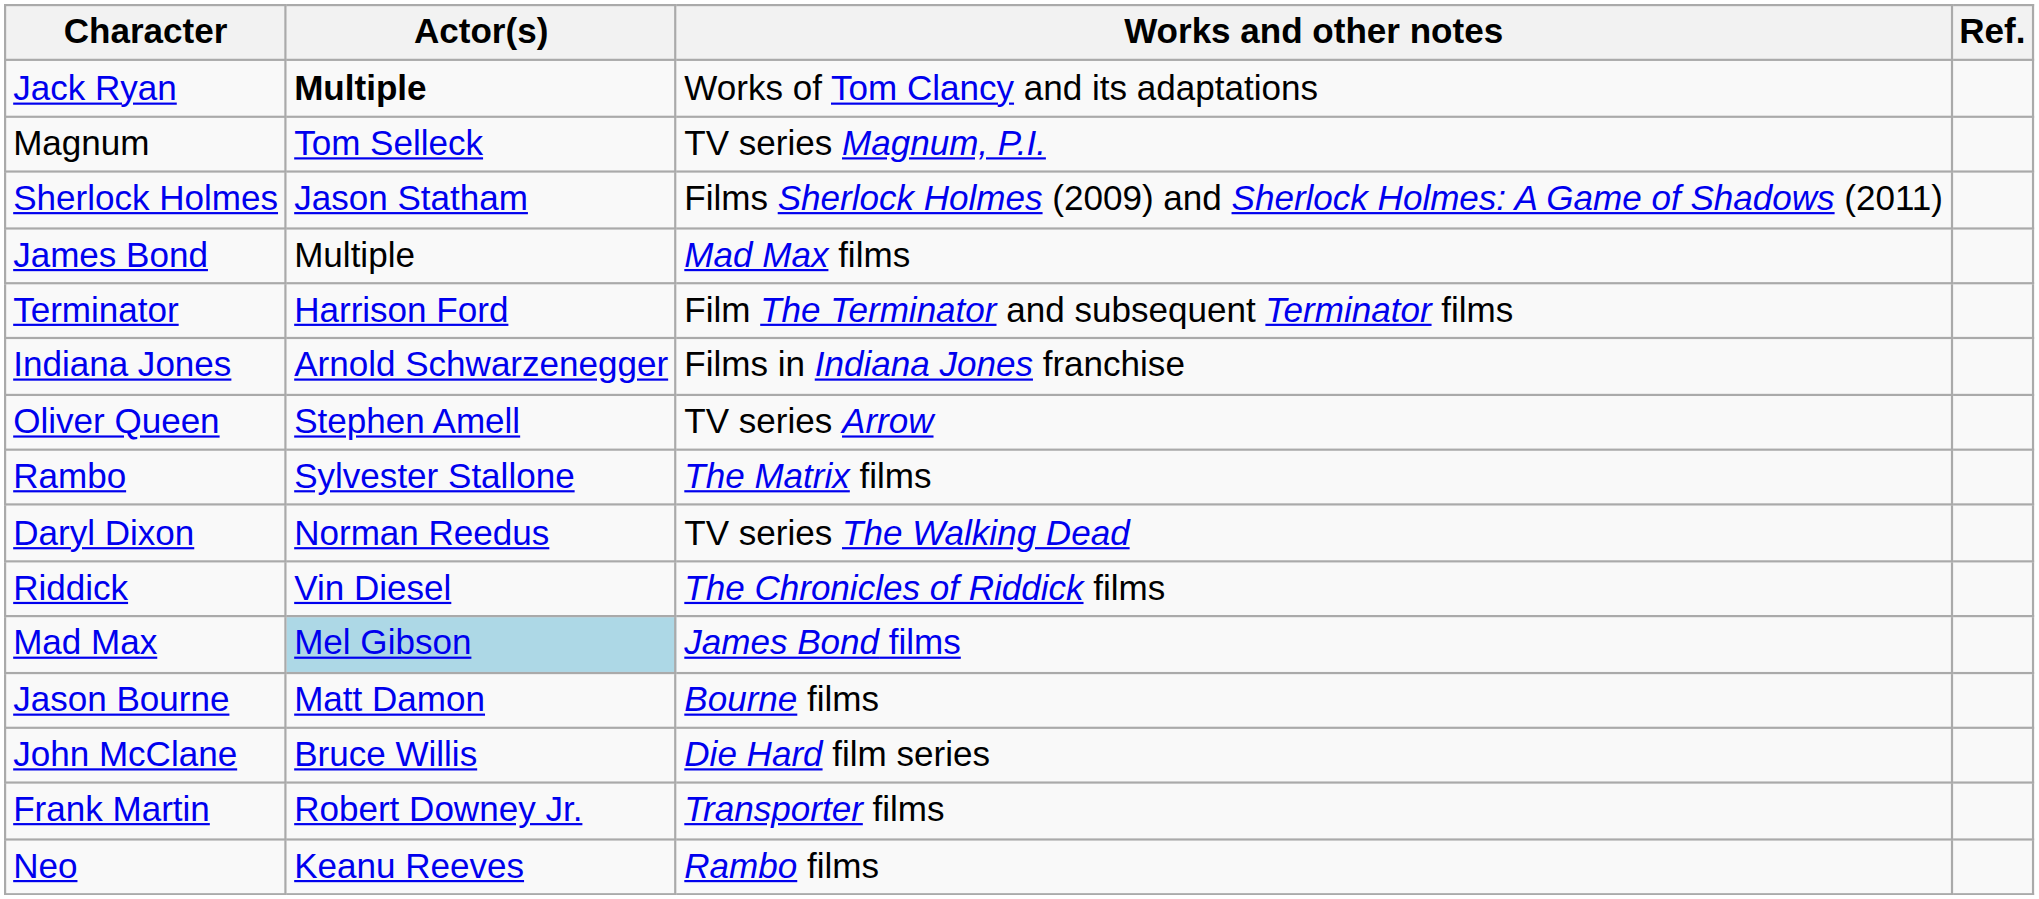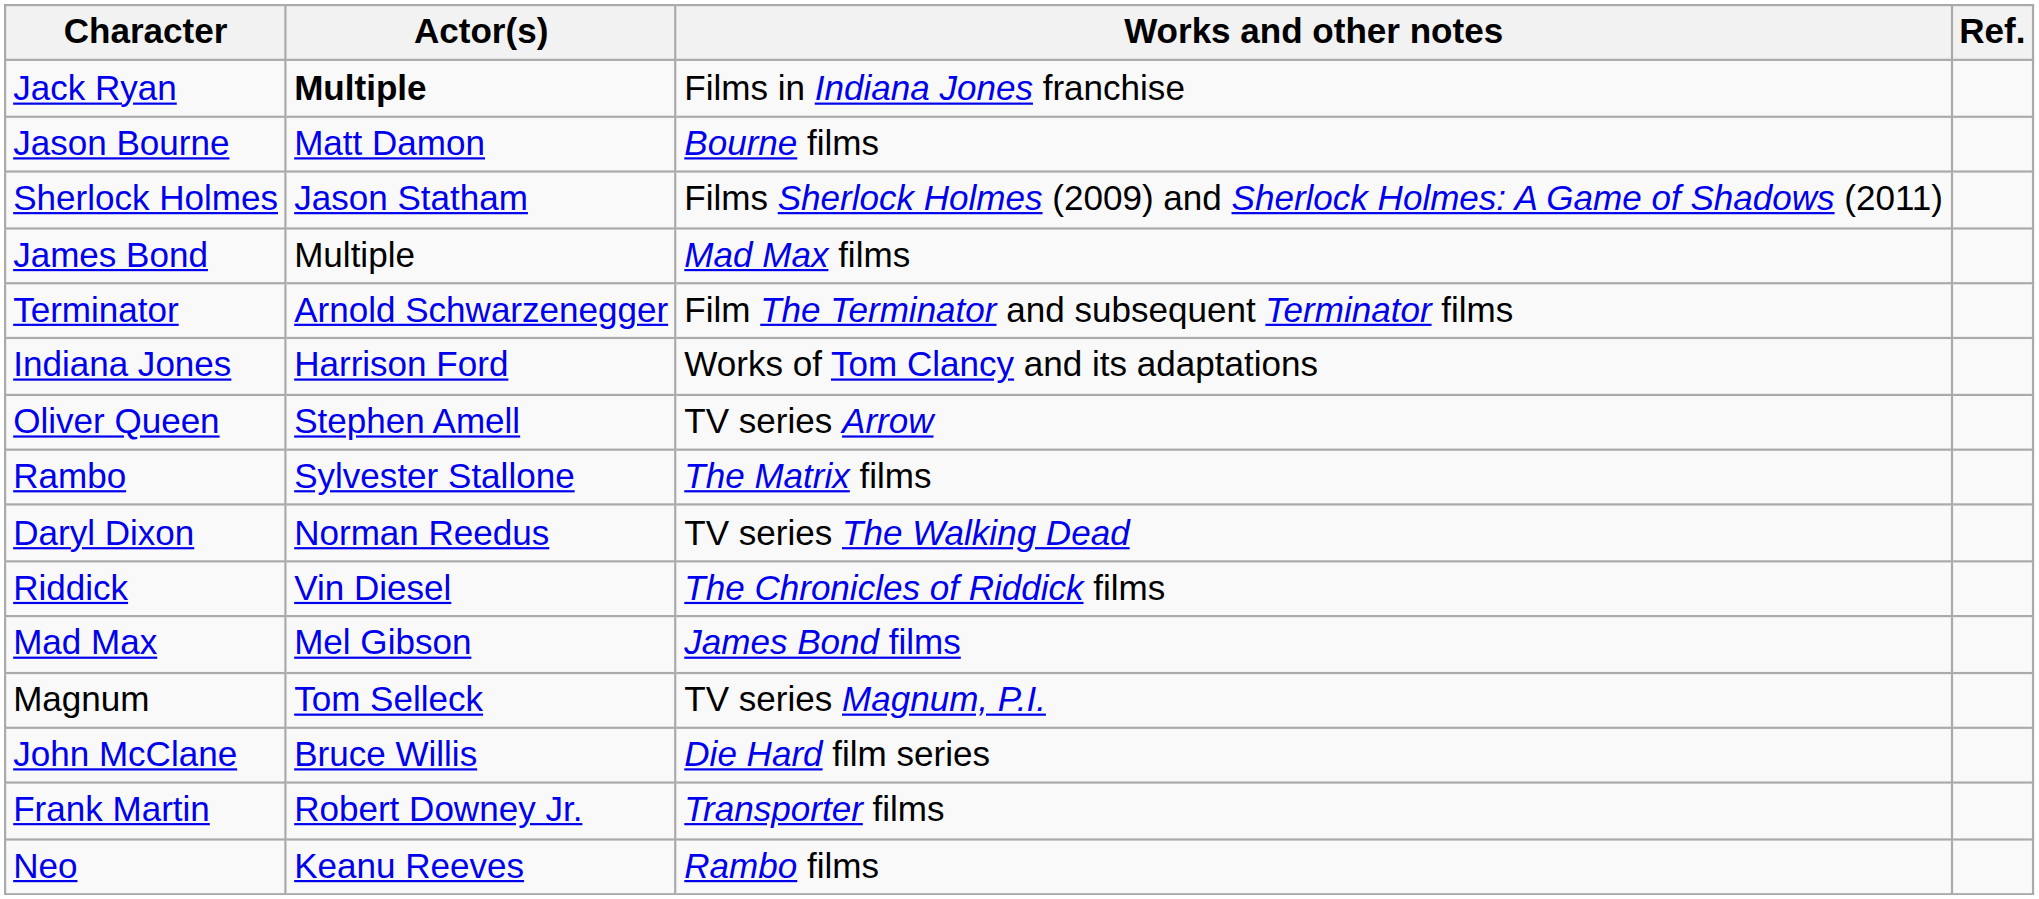(1001, 87) Works of Tom Clancy and its adaptations -> (935, 87) Films in Indiana Jones franchise
rows swapped: (81, 143) <-> (121, 699)
(401, 310) Harrison Ford -> (481, 310) Arnold Schwarzenegger
(481, 365) Arnold Schwarzenegger -> (401, 365) Harrison Ford
(935, 365) Films in Indiana Jones franchise -> (1001, 365) Works of Tom Clancy and its adaptations
(383, 643) lightblue background -> (383, 643) no background
